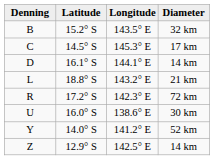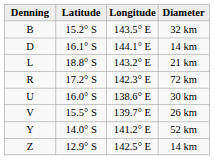- row: (30, 46)
+ row: (30, 113)
